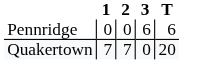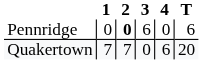+ column: (164, 9)
(127, 29) normal -> (127, 29) bold
